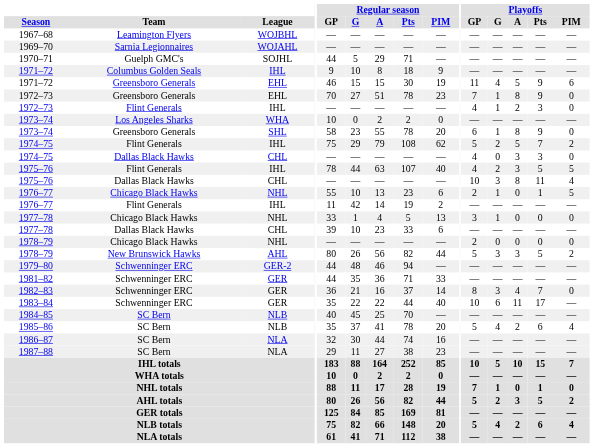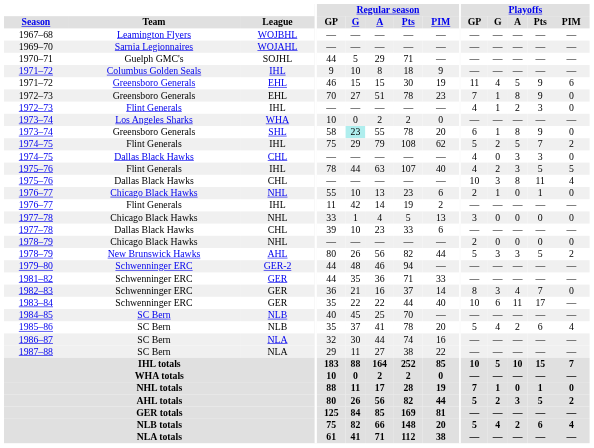(355, 132) no background -> (355, 132) paleturquoise background
(571, 193) 5 -> (571, 193) 0
(498, 217) 1 -> (498, 217) 0
(441, 351) 23 -> (441, 351) 22
